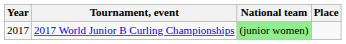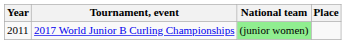(18, 30) 2017 -> (18, 30) 2011
